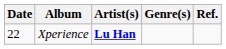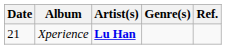(14, 34) 22 -> (14, 34) 21
